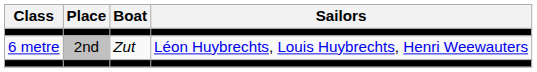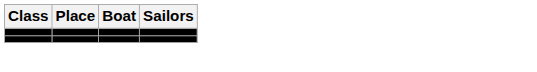- row: (34, 47)
